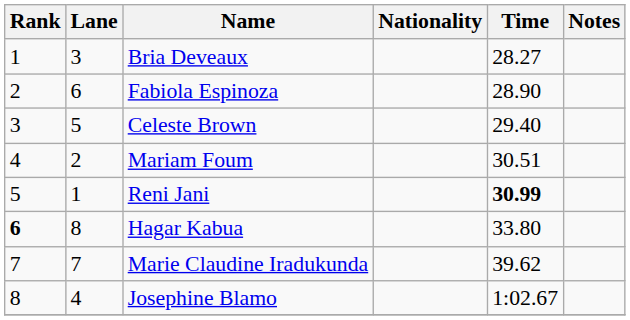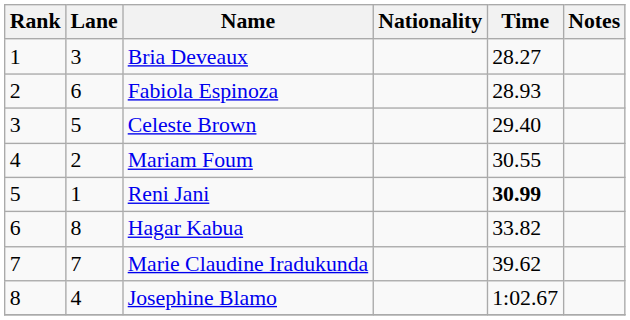(517, 90) 28.90 -> (517, 90) 28.93
(517, 159) 30.51 -> (517, 159) 30.55
(15, 228) bold -> (15, 228) normal
(517, 228) 33.80 -> (517, 228) 33.82
